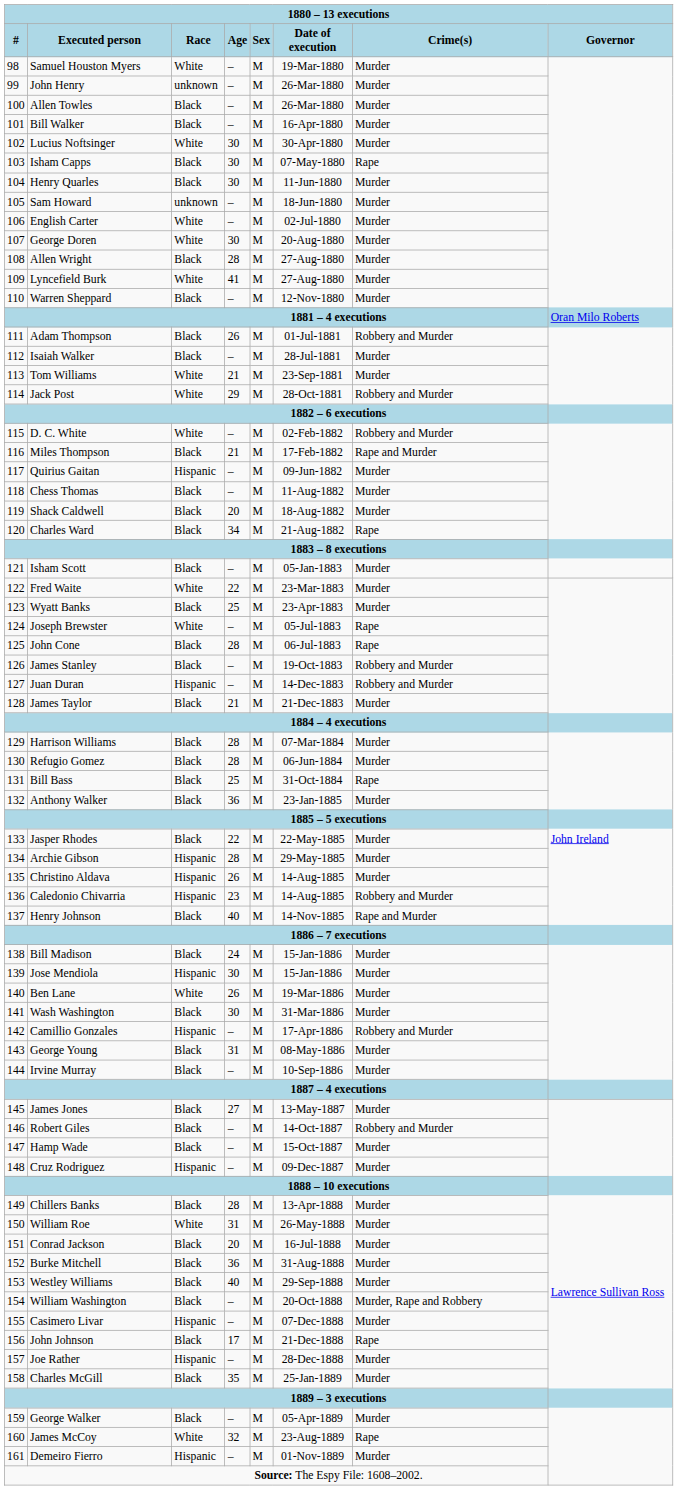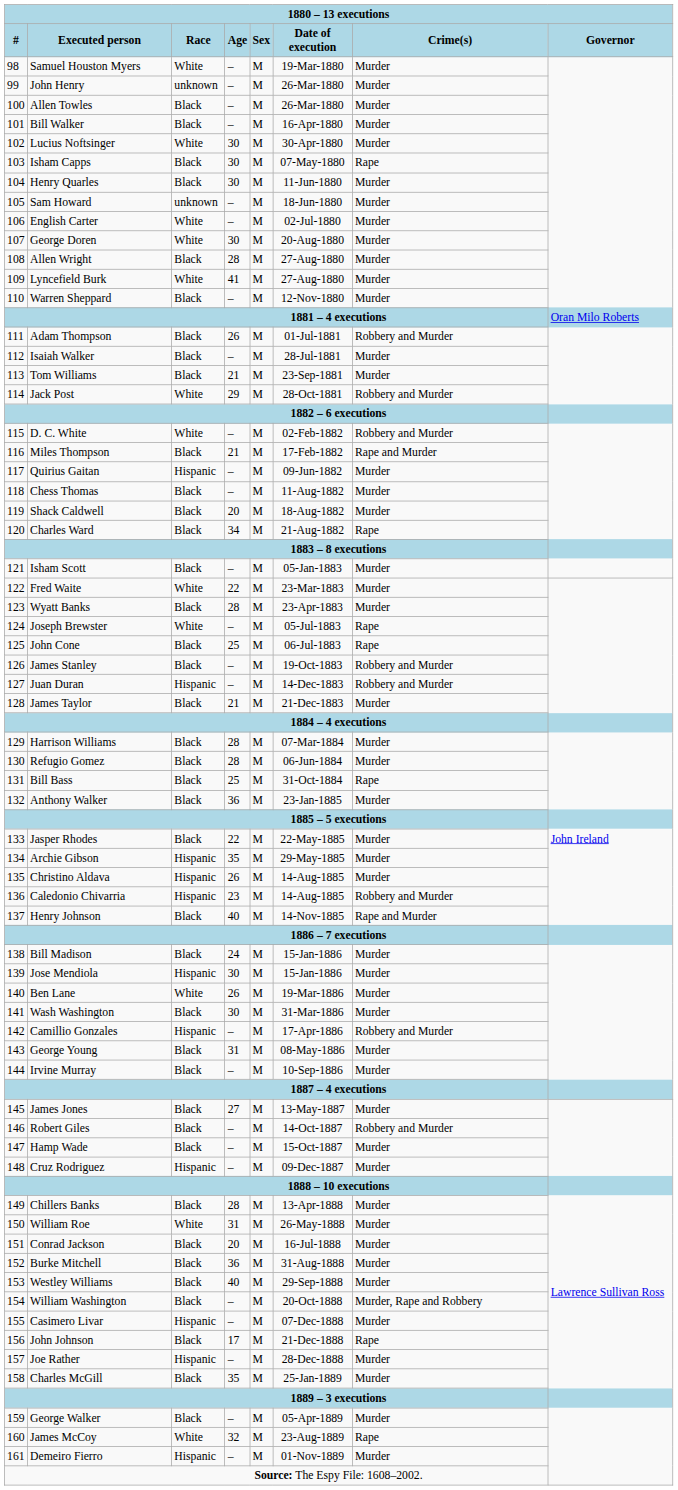(189, 375) White -> (188, 375) Black
(234, 607) 25 -> (234, 607) 28
(234, 645) 28 -> (234, 645) 25
(234, 858) 28 -> (234, 858) 35
